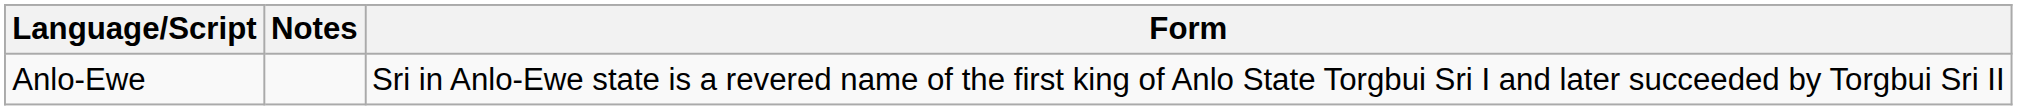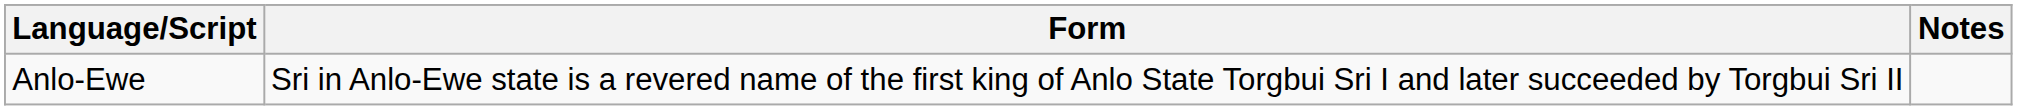columns swapped: (1188, 29) <-> (314, 29)
